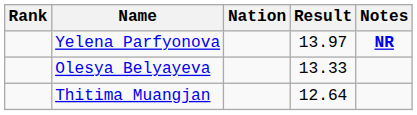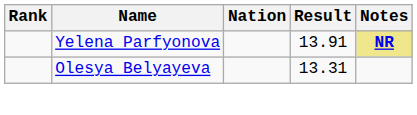(323, 44) 13.97 -> (323, 44) 13.91
(384, 44) no background -> (384, 44) khaki background
(323, 70) 13.33 -> (323, 70) 13.31
- row: (133, 96)
